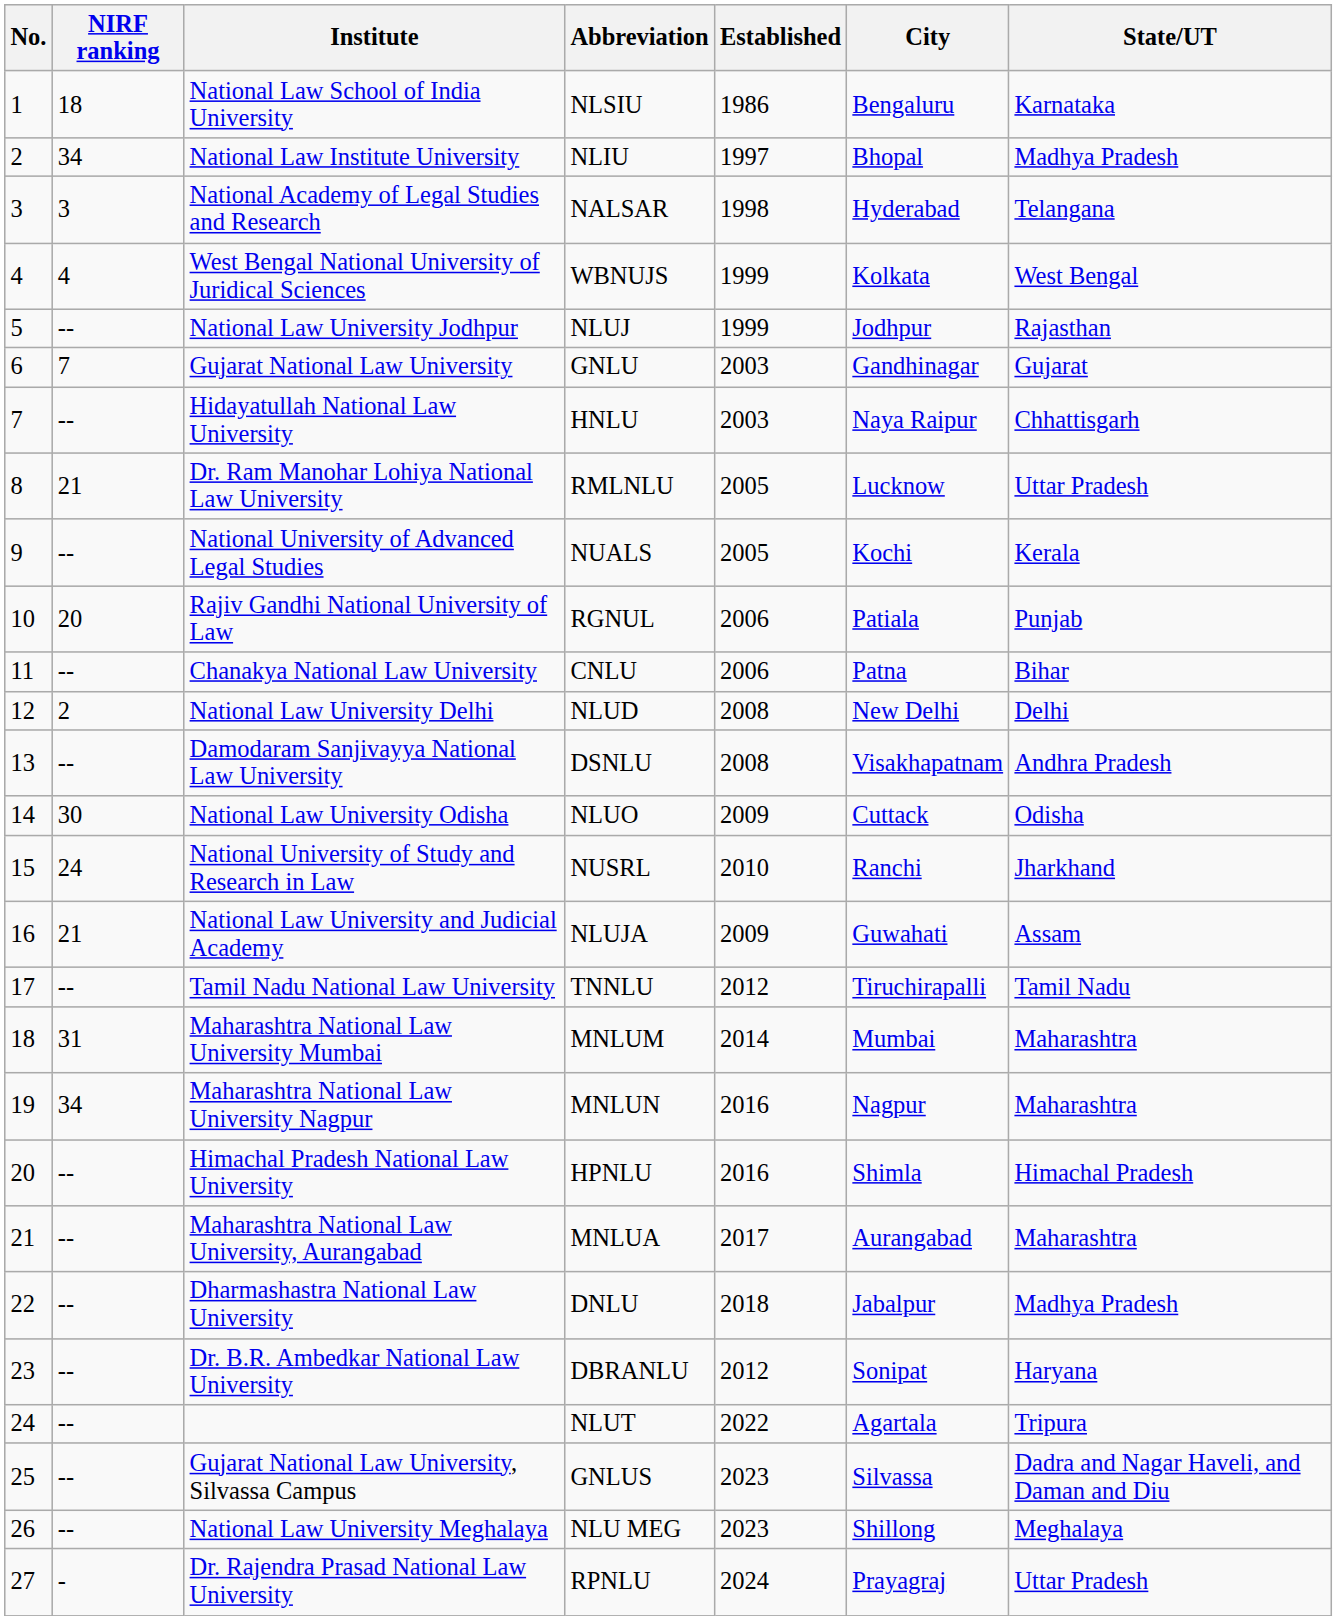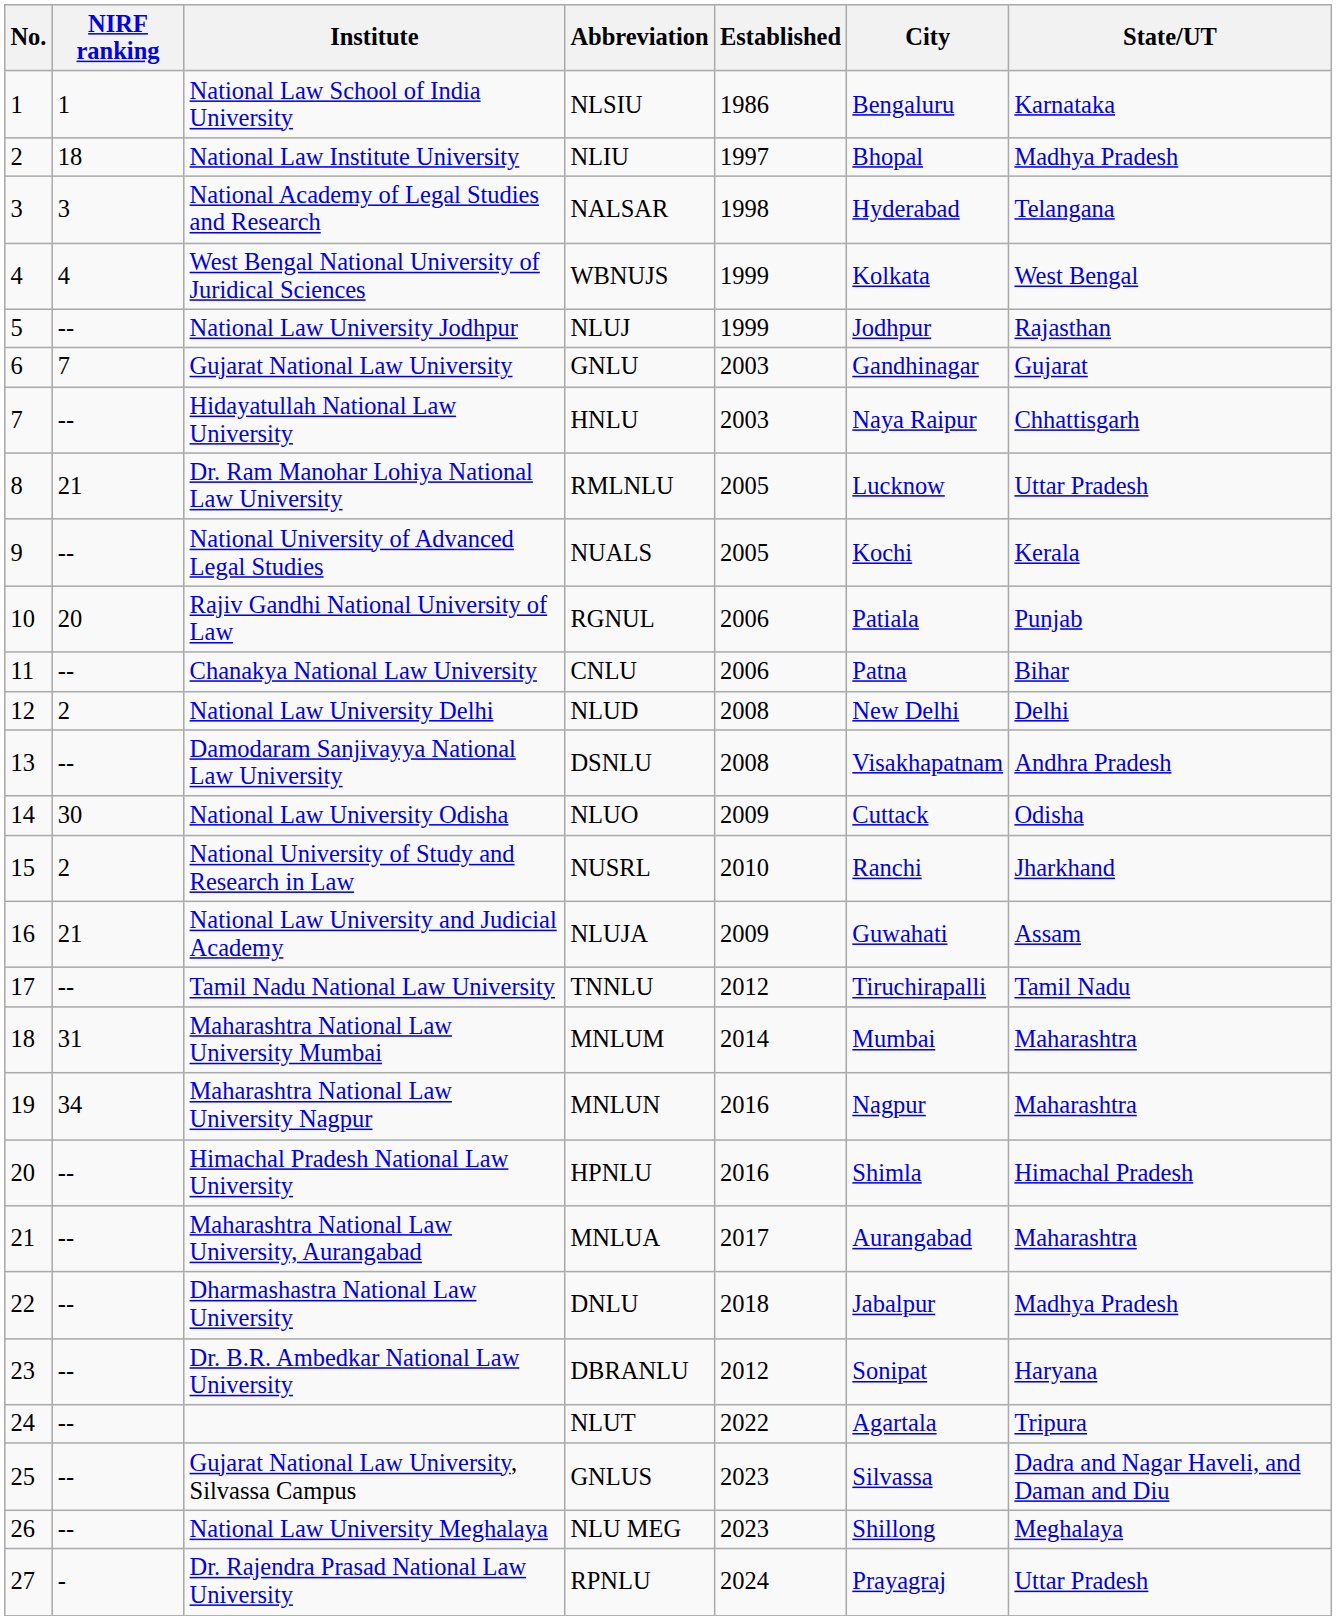(70, 104) 18 -> (64, 104) 1
(70, 156) 34 -> (70, 156) 18
(70, 867) 24 -> (64, 867) 2
